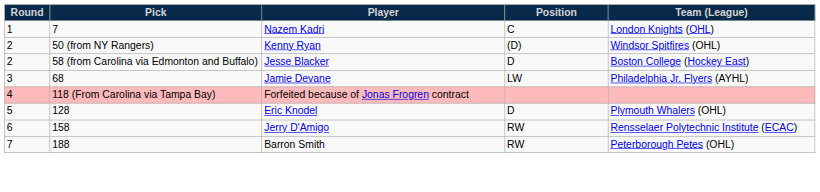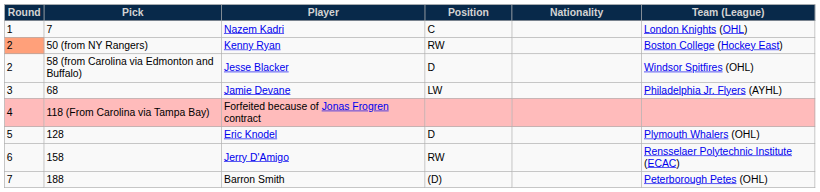+ column: (577, 12)
(10, 45) no background -> (10, 45) lightsalmon background
(514, 45) (D) -> (436, 45) RW
(665, 45) Windsor Spitfires (OHL) -> (713, 45) Boston College (Hockey East)
(680, 62) Boston College (Hockey East) -> (699, 68) Windsor Spitfires (OHL)
(516, 144) RW -> (435, 179) (D)
